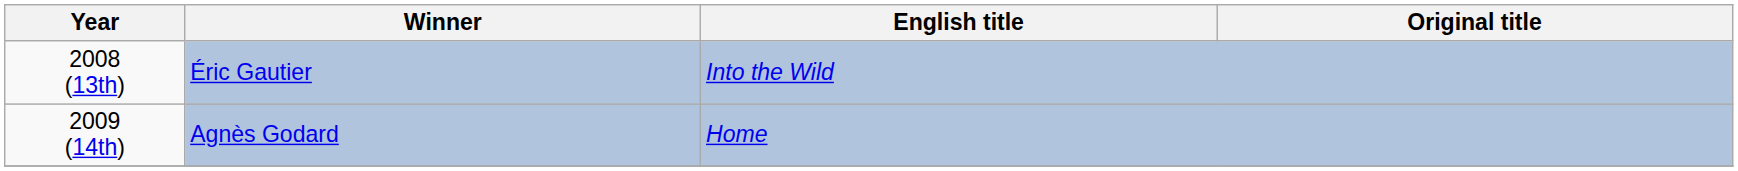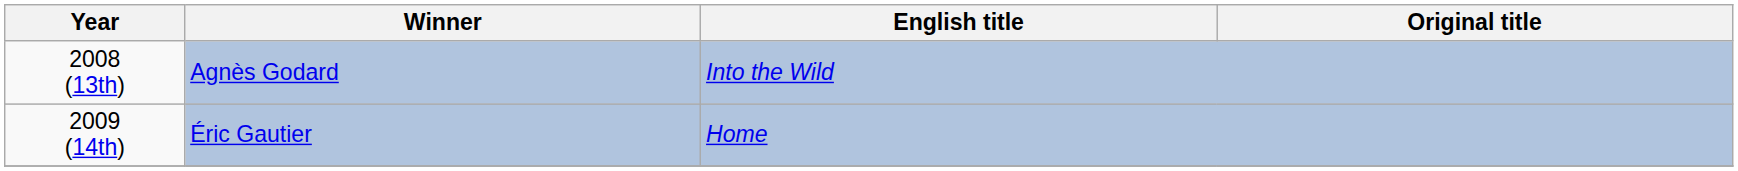(251, 72) Éric Gautier -> (265, 72) Agnès Godard
(265, 134) Agnès Godard -> (251, 134) Éric Gautier
